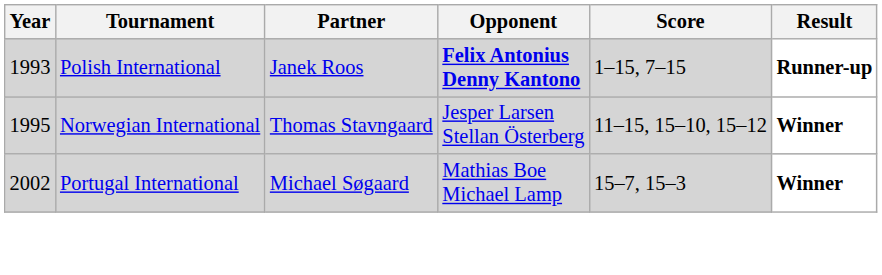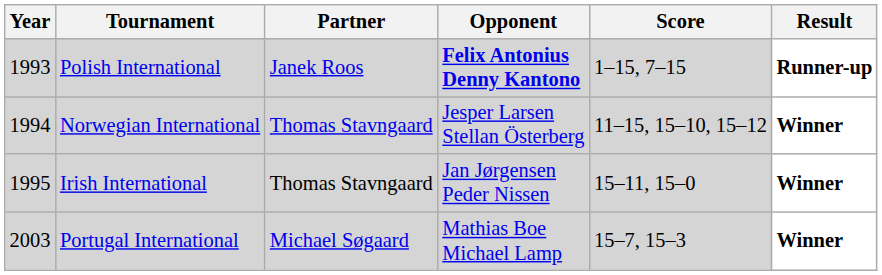(30, 125) 1995 -> (30, 125) 1994
+ row: (133, 183)
(30, 183) 2002 -> (30, 241) 2003
